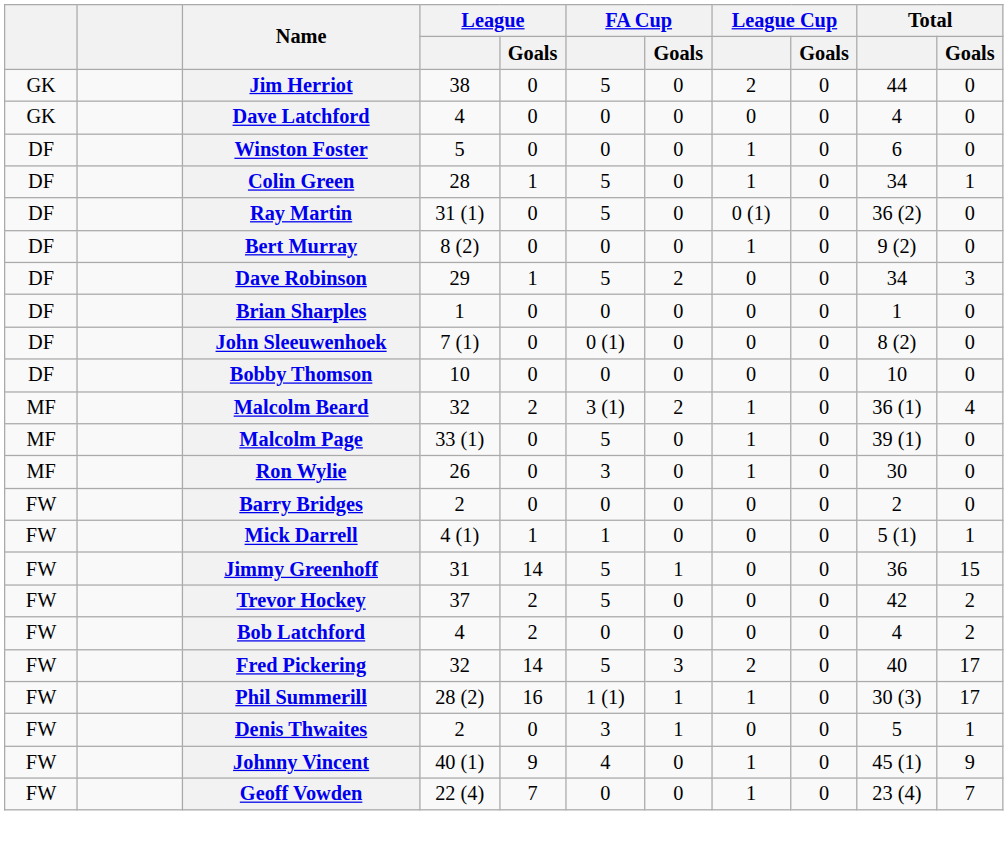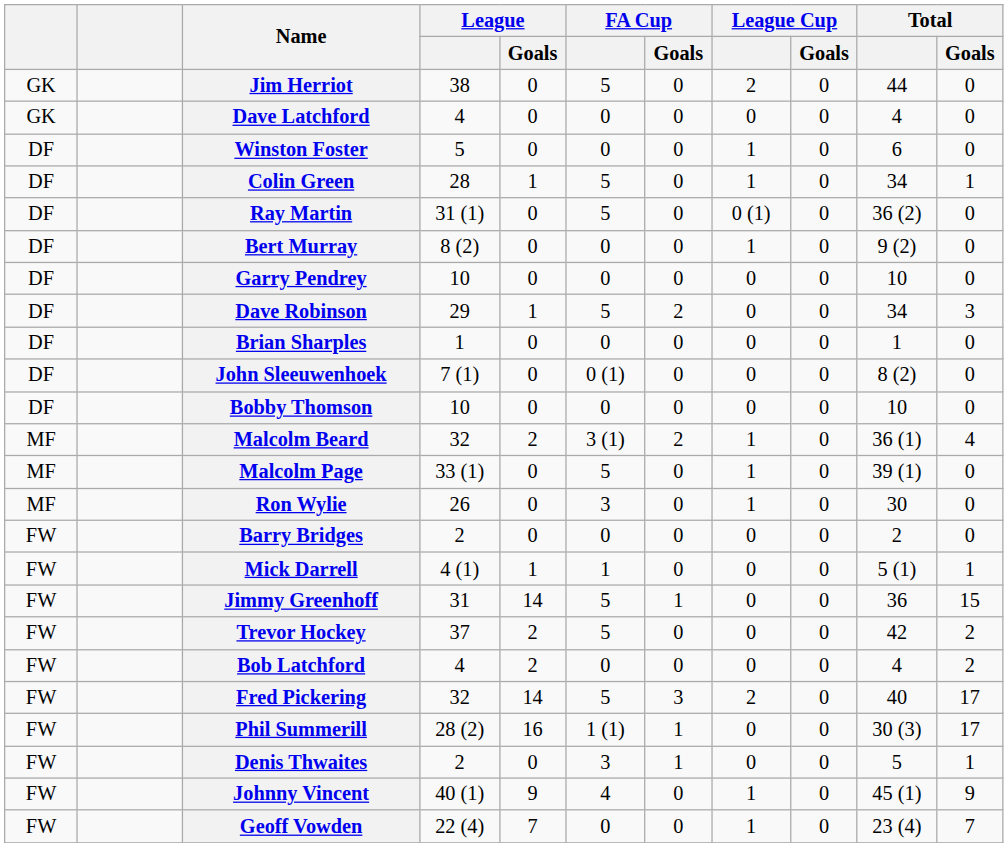+ row: (301, 278)
(751, 697) 1 -> (751, 729) 0
